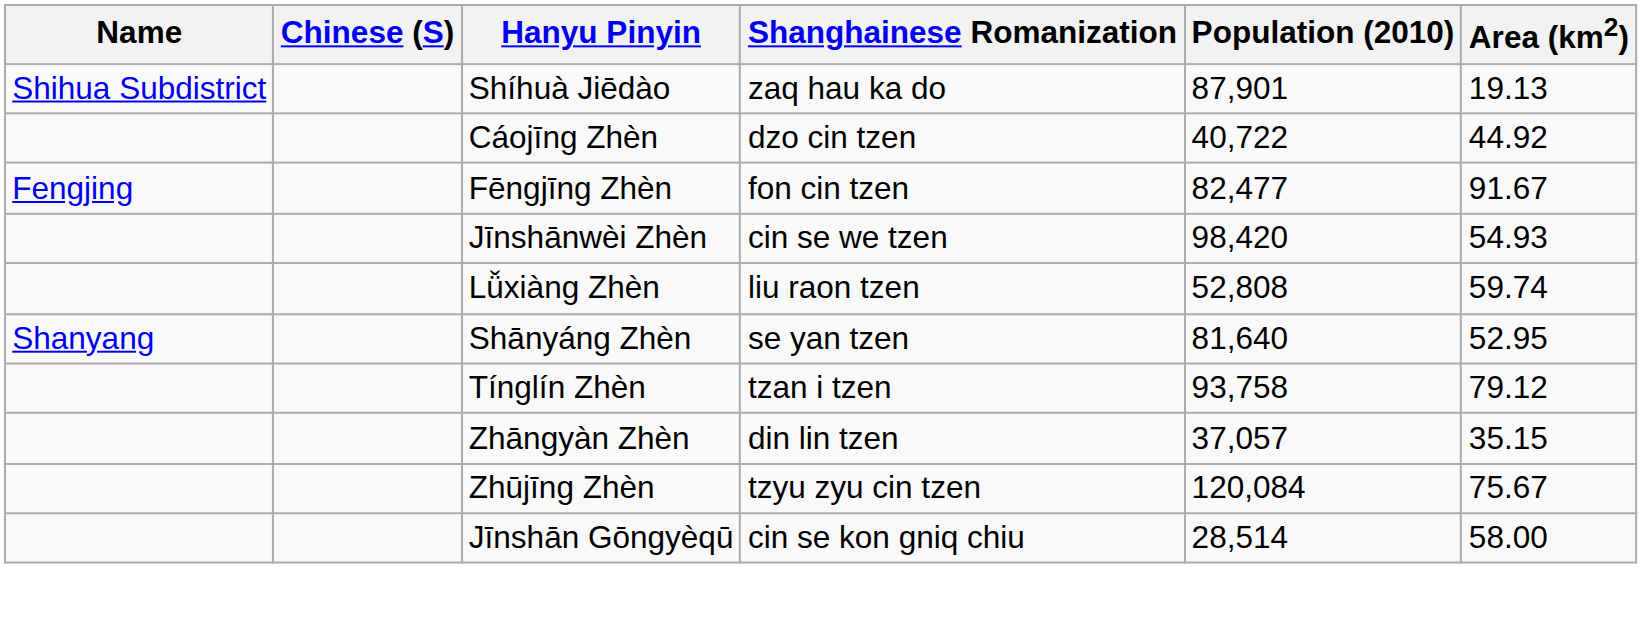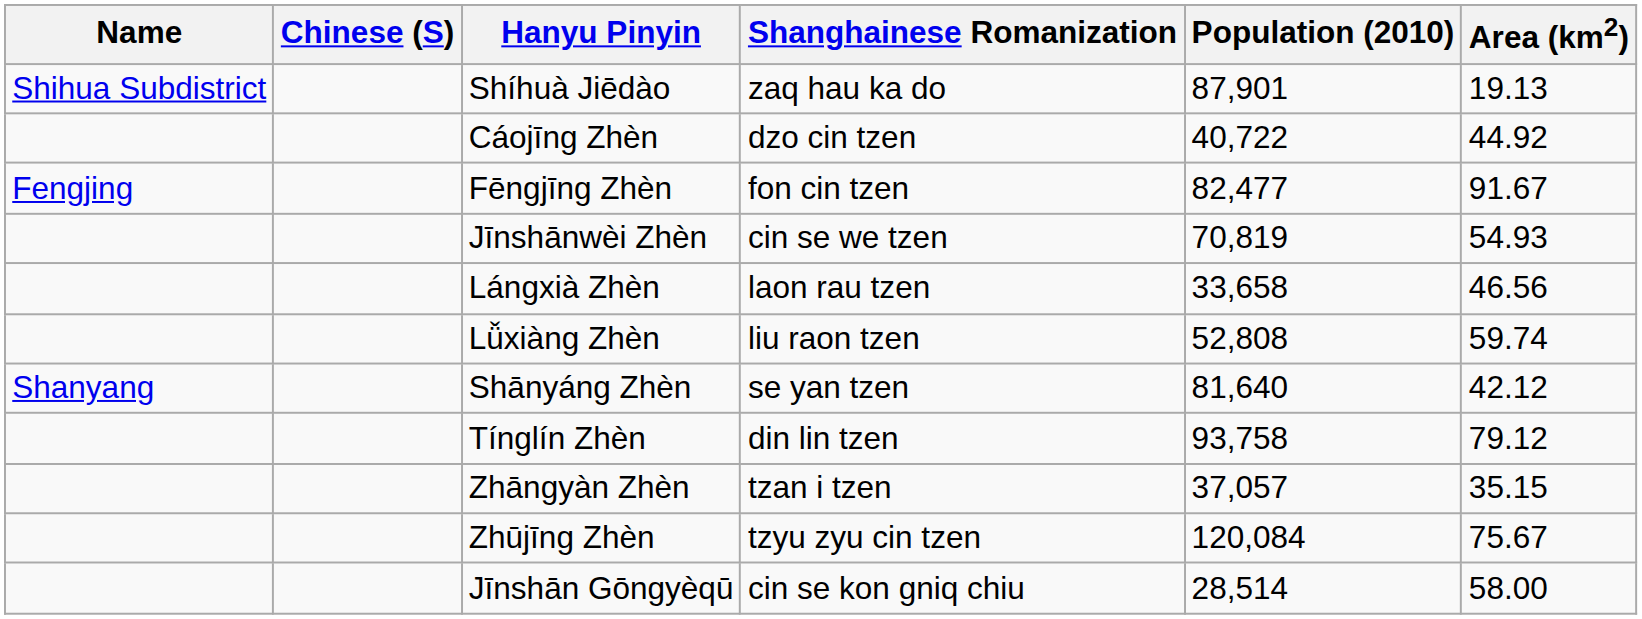(1240, 237) 98,420 -> (1240, 237) 70,819
+ row: (564, 287)
(1508, 337) 52.95 -> (1508, 387) 42.12
(820, 387) tzan i tzen -> (823, 437) din lin tzen
(823, 437) din lin tzen -> (820, 487) tzan i tzen
